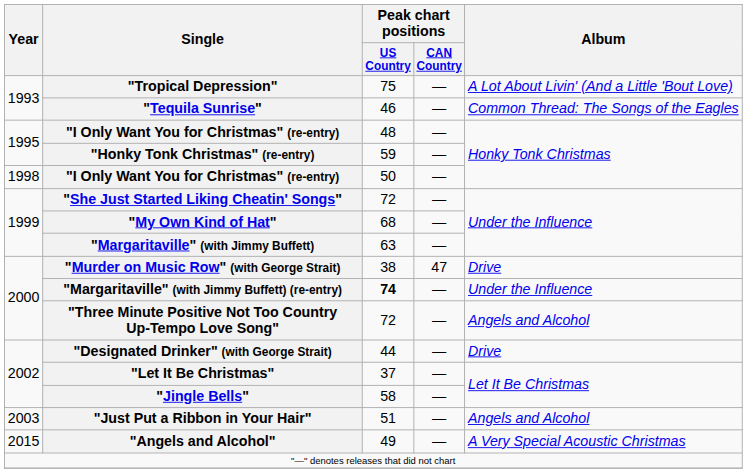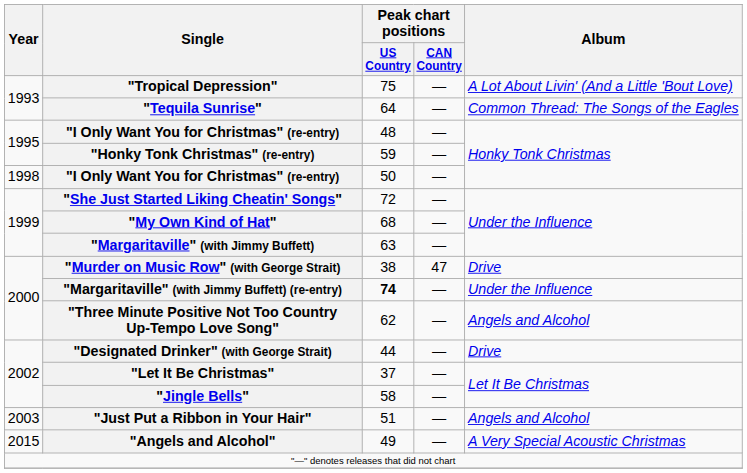(388, 109) 46 -> (388, 109) 64
(388, 320) 72 -> (388, 320) 62
